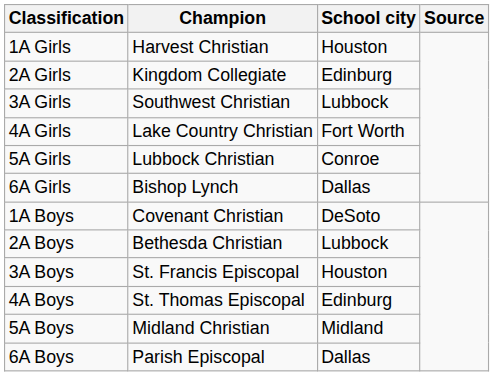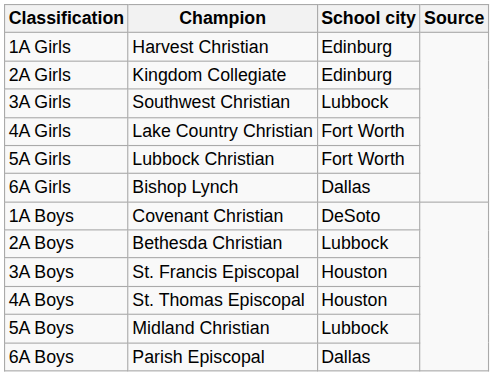(354, 46) Houston -> (357, 46) Edinburg
(350, 159) Conroe -> (363, 159) Fort Worth
(357, 300) Edinburg -> (354, 300) Houston
(352, 328) Midland -> (355, 328) Lubbock
